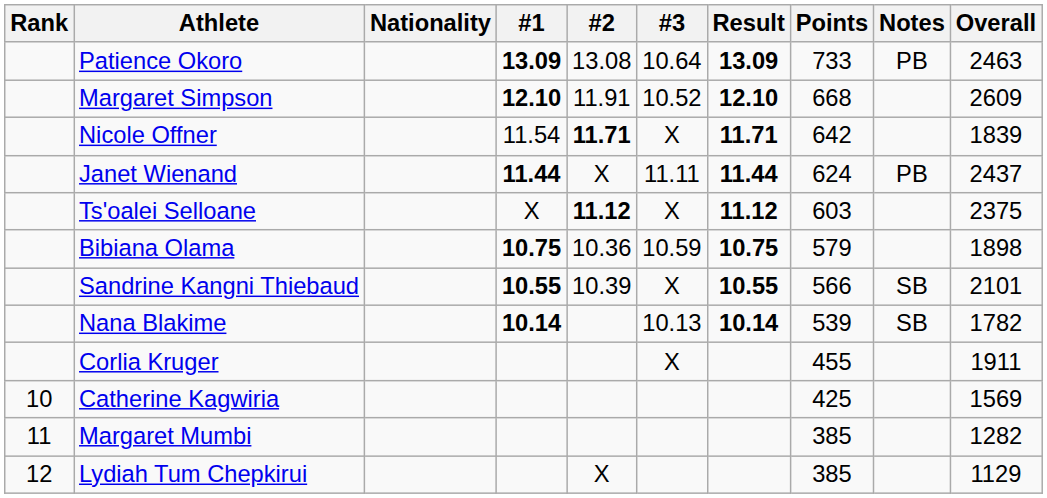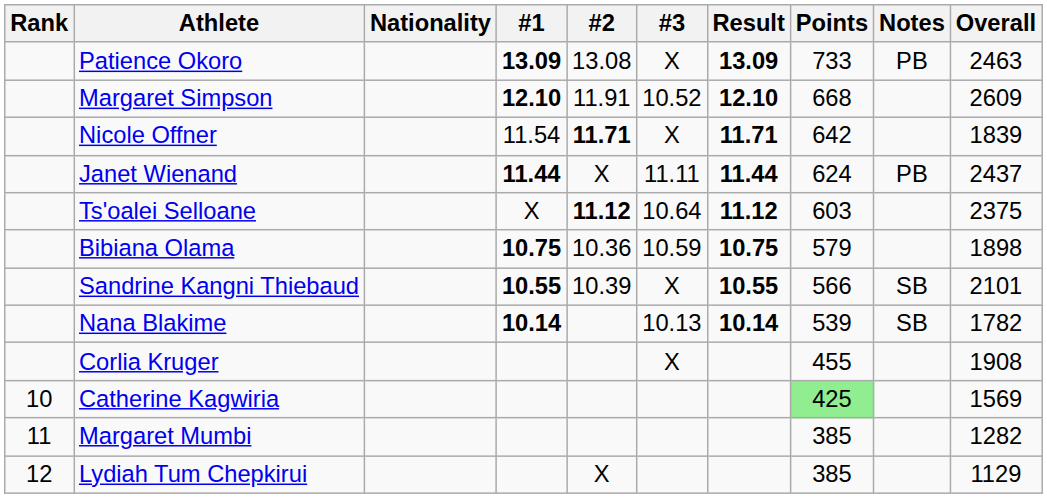(672, 60) 10.64 -> (672, 60) X
(672, 211) X -> (672, 211) 10.64
(996, 361) 1911 -> (996, 361) 1908
(832, 398) no background -> (832, 398) lightgreen background
